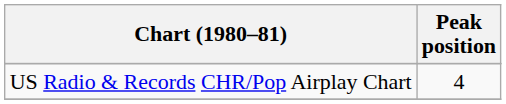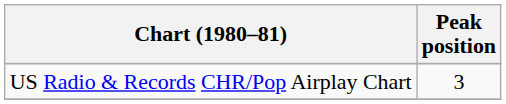(459, 81) 4 -> (459, 81) 3
